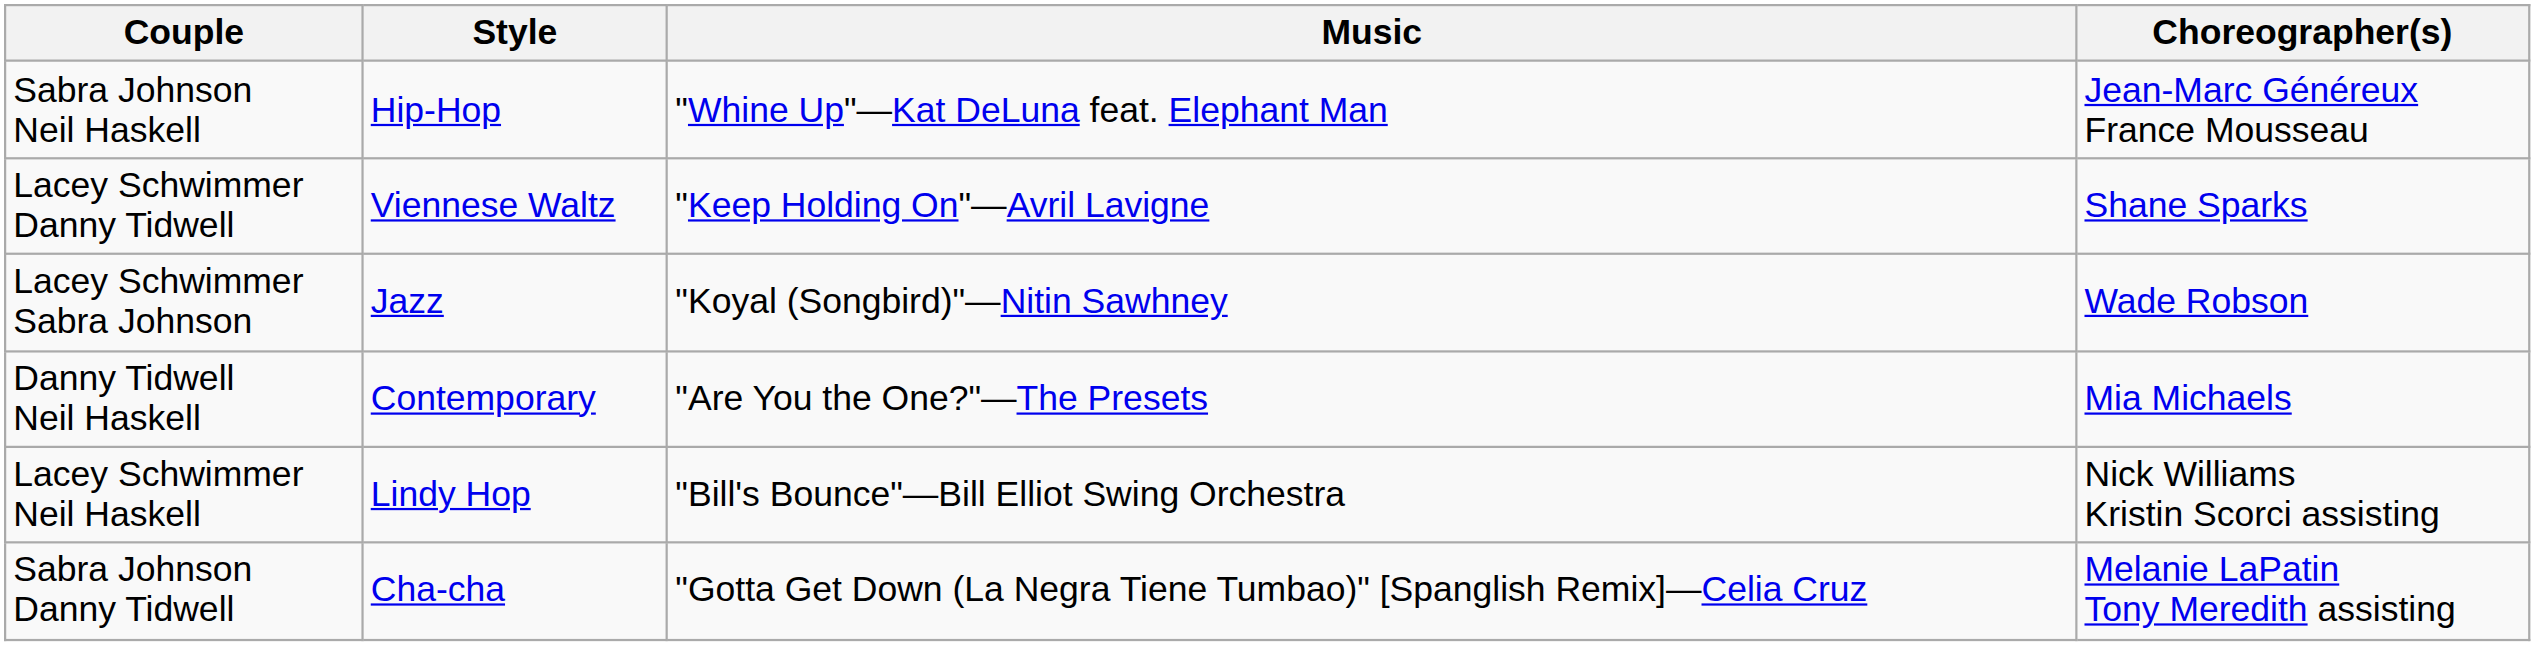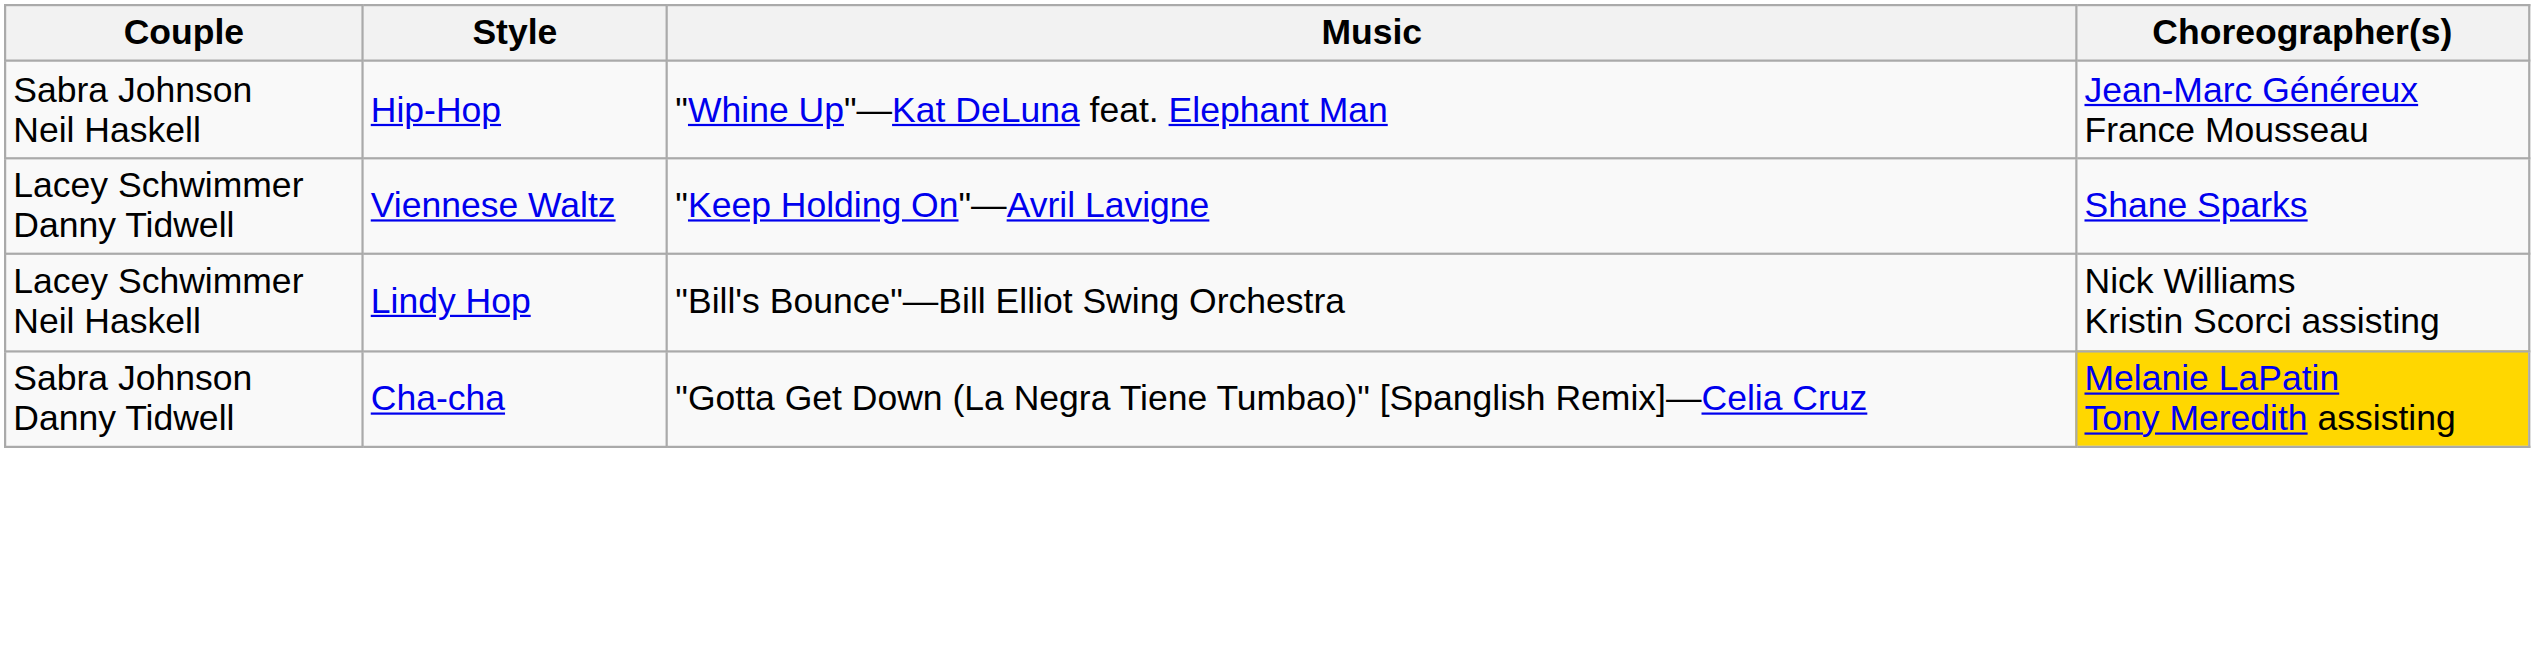- row: (158, 301)
- row: (124, 397)
(2270, 590) no background -> (2270, 397) gold background
